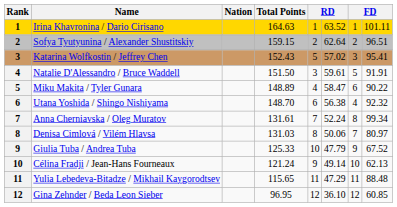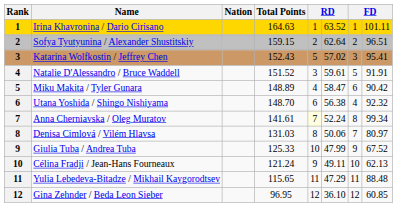(281, 73) 151.50 -> (281, 73) 151.52
(377, 88) 90.22 -> (377, 88) 90.42
(281, 118) 131.61 -> (281, 118) 141.61
(315, 118) no background -> (315, 118) lightyellow background
(335, 149) 47.79 -> (335, 149) 47.99
(335, 164) 49.14 -> (335, 164) 49.11
